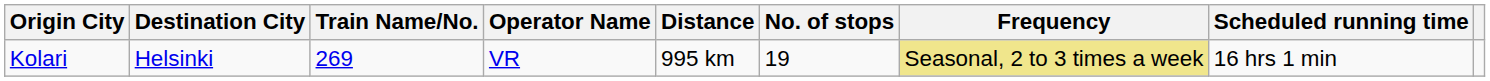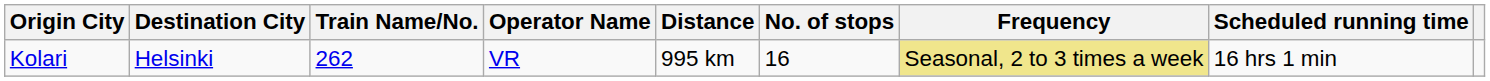(334, 57) 269 -> (334, 57) 262
(777, 57) 19 -> (777, 57) 16
